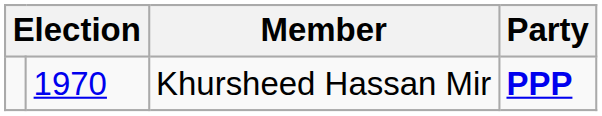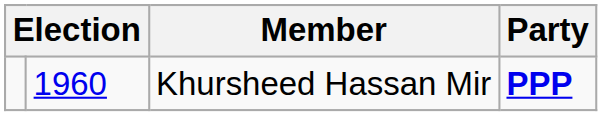(70, 82) 1970 -> (70, 82) 1960
